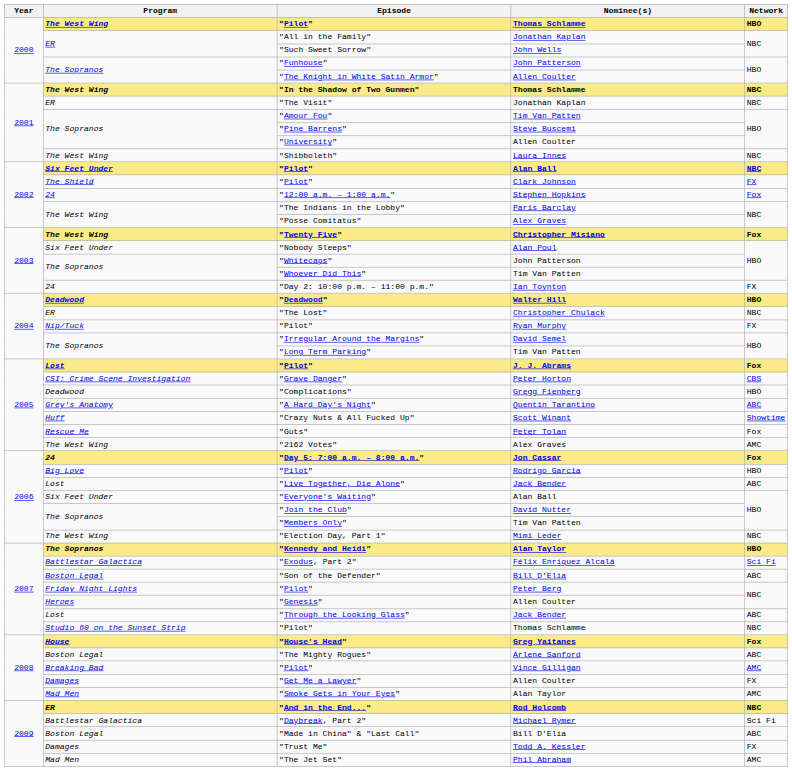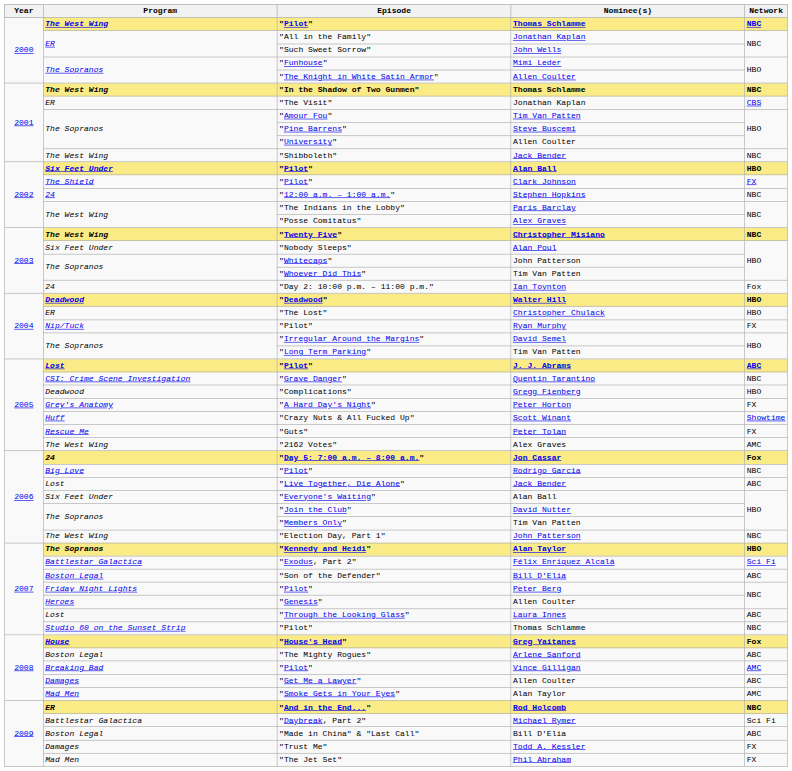(754, 24) HBO -> (754, 24) NBC
(547, 63) John Patterson -> (537, 63) Mimi Leder
(754, 103) NBC -> (754, 103) CBS
(540, 155) Laura Innes -> (540, 155) Jack Bender
(754, 169) NBC -> (754, 169) HBO
(754, 195) Fox -> (754, 195) NBC
(754, 234) Fox -> (754, 234) NBC
(752, 287) FX -> (754, 287) Fox
(754, 313) NBC -> (754, 313) HBO
(754, 366) Fox -> (754, 366) ABC
(542, 379) Peter Horton -> (554, 379) Quentin Tarantino
(754, 379) CBS -> (754, 379) NBC
(554, 405) Quentin Tarantino -> (542, 405) Peter Horton
(754, 405) ABC -> (752, 405) FX
(754, 431) Fox -> (752, 431) FX
(754, 471) HBO -> (754, 471) NBC
(537, 536) Mimi Leder -> (547, 536) John Patterson
(540, 615) Jack Bender -> (540, 615) Laura Innes
(752, 681) FX -> (754, 681) ABC
(754, 760) AMC -> (752, 760) FX
